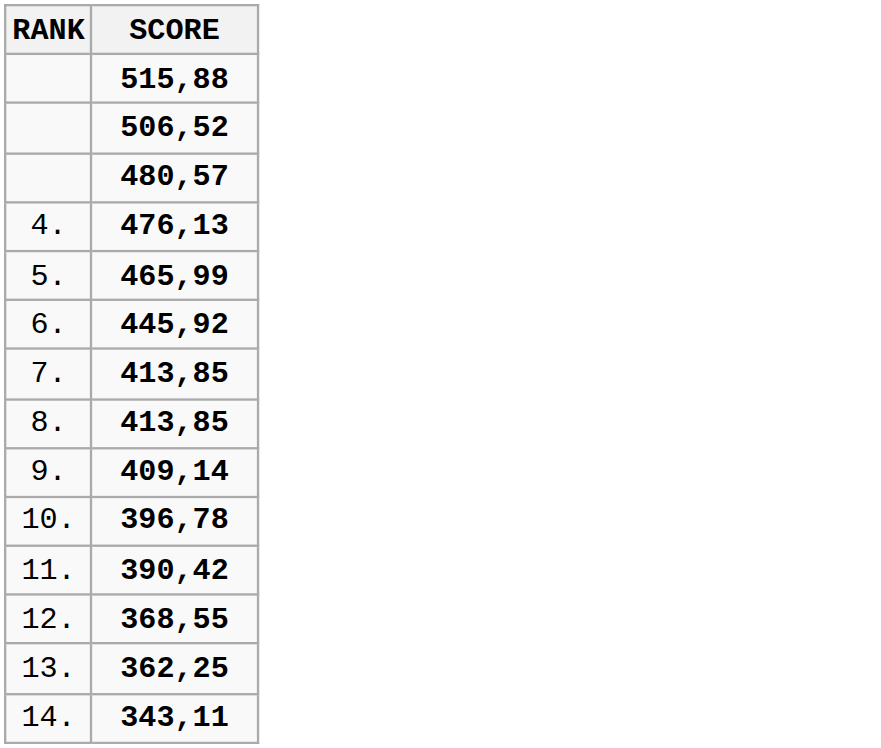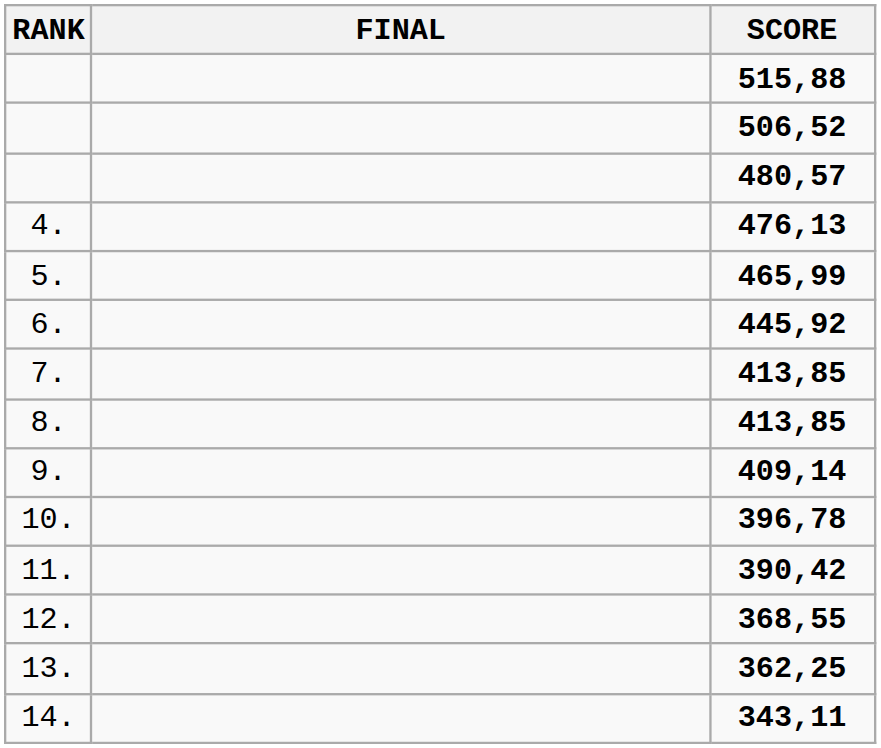+ column: (401, 30)
